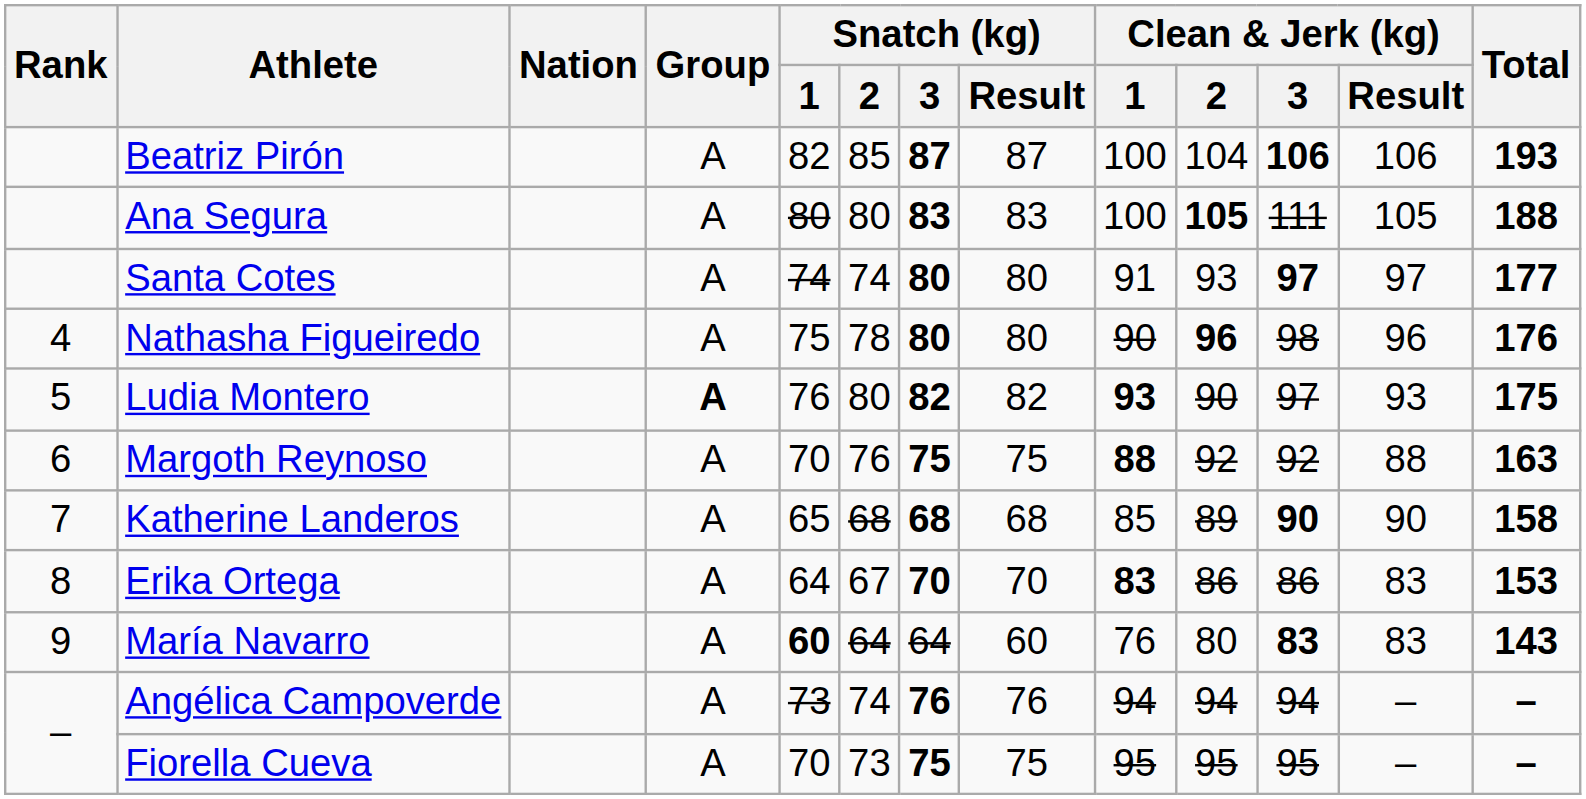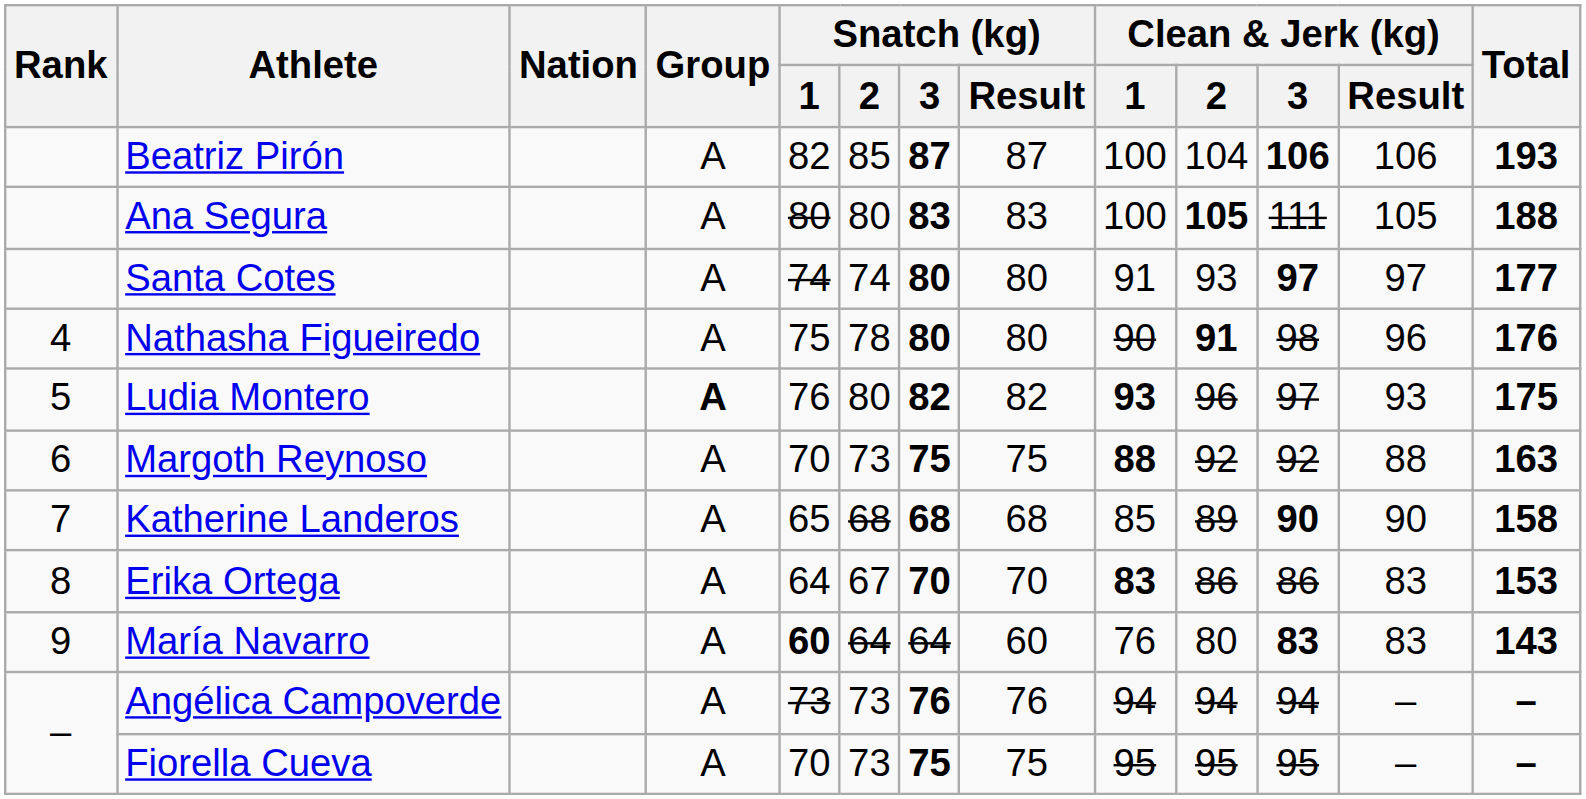(1216, 338) 96 -> (1216, 338) 91
(1216, 398) 90 -> (1216, 398) 96
(869, 459) 76 -> (869, 459) 73
(869, 701) 74 -> (869, 701) 73
